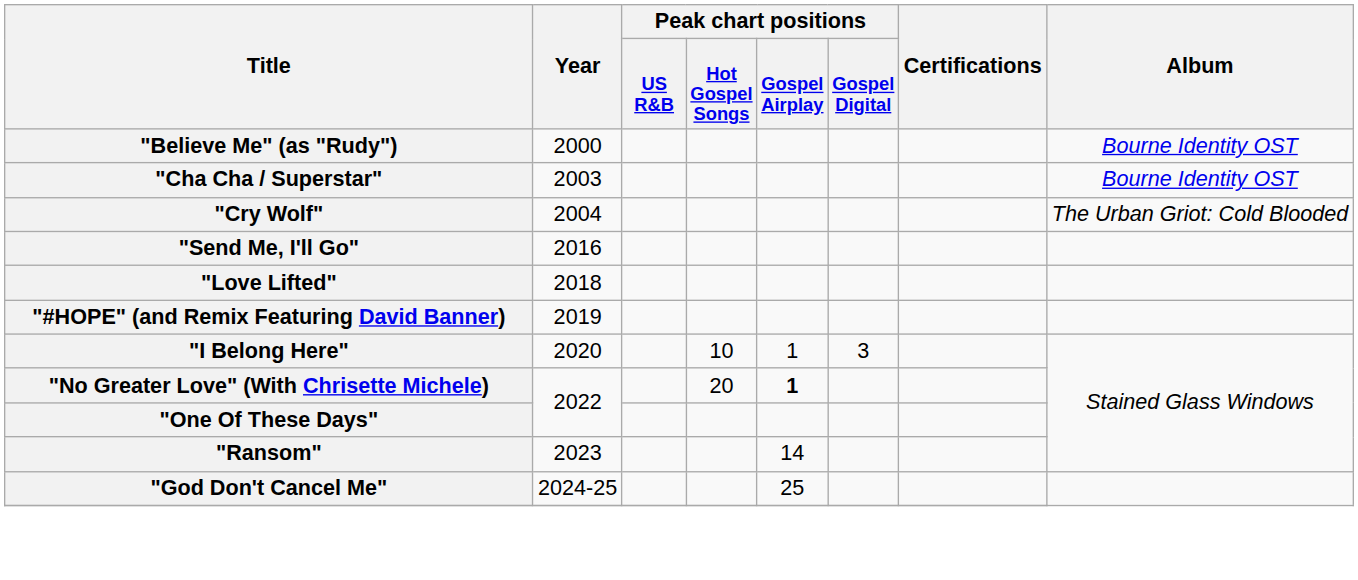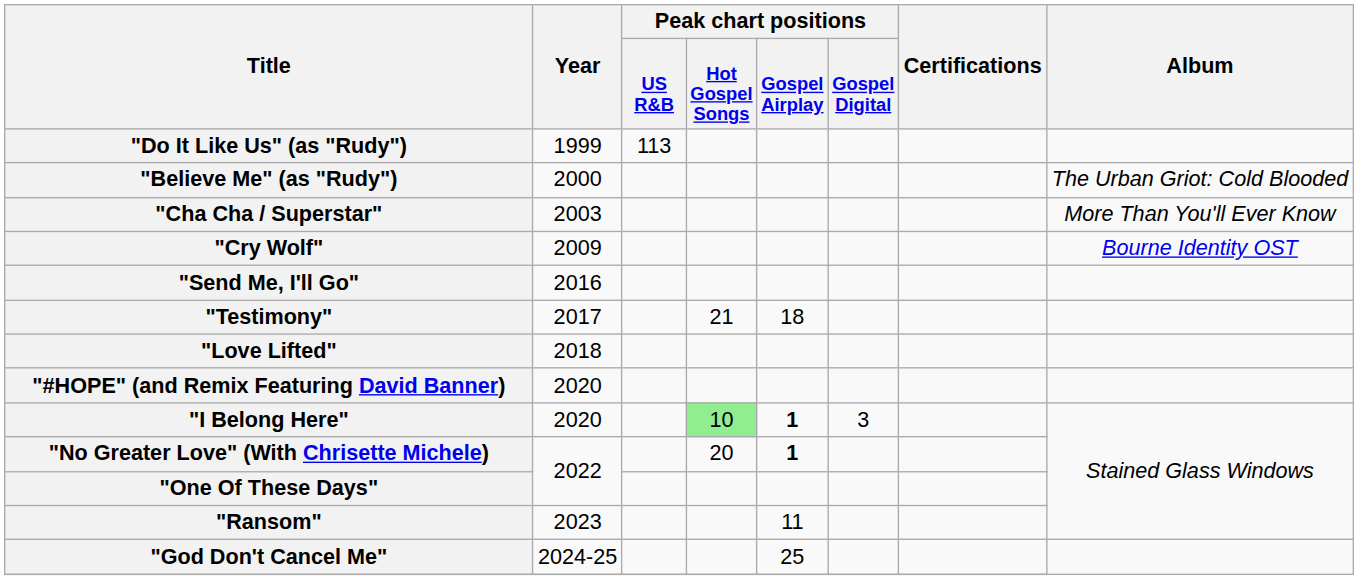+ row: (269, 145)
(1200, 145) Bourne Identity OST -> (1200, 179) The Urban Griot: Cold Blooded
(1200, 179) Bourne Identity OST -> (1200, 214) More Than You'll Ever Know
(578, 214) 2004 -> (578, 248) 2009
(1200, 214) The Urban Griot: Cold Blooded -> (1200, 248) Bourne Identity OST
+ row: (269, 316)
(578, 316) 2019 -> (578, 385) 2020
(721, 351) no background -> (721, 419) lightgreen background
(792, 351) normal -> (792, 419) bold
(792, 453) 14 -> (792, 522) 11
